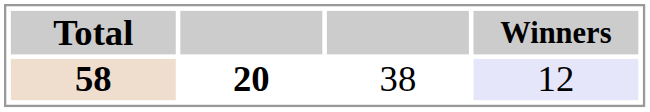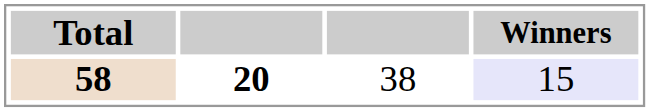(556, 78) 12 -> (556, 78) 15
